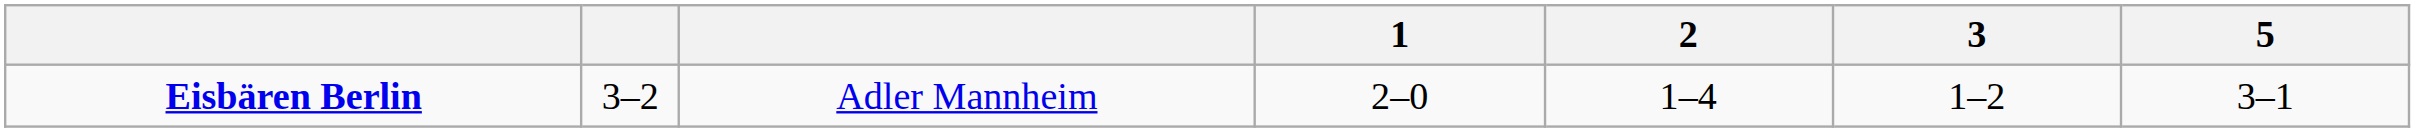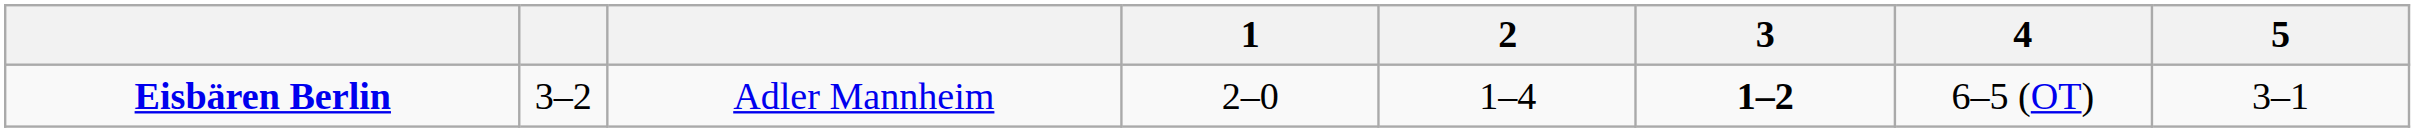+ column: (2023, 34)
(1977, 95) normal -> (1765, 95) bold
